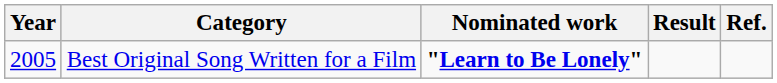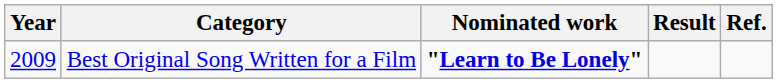(33, 59) 2005 -> (33, 59) 2009
